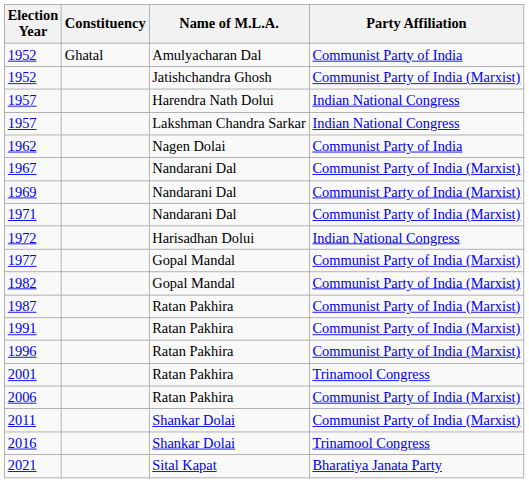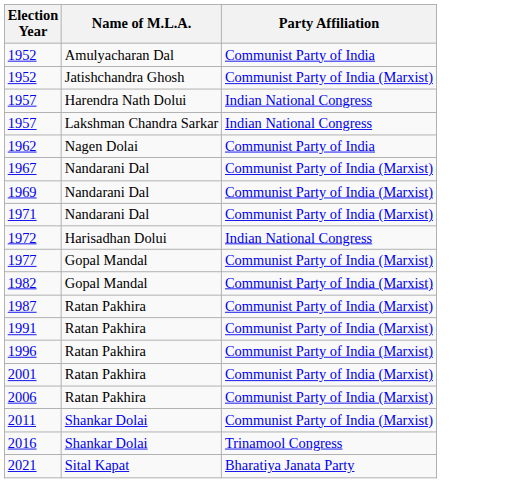- column: (105, 24)
(371, 374) Trinamool Congress -> (329, 374) Communist Party of India (Marxist)
